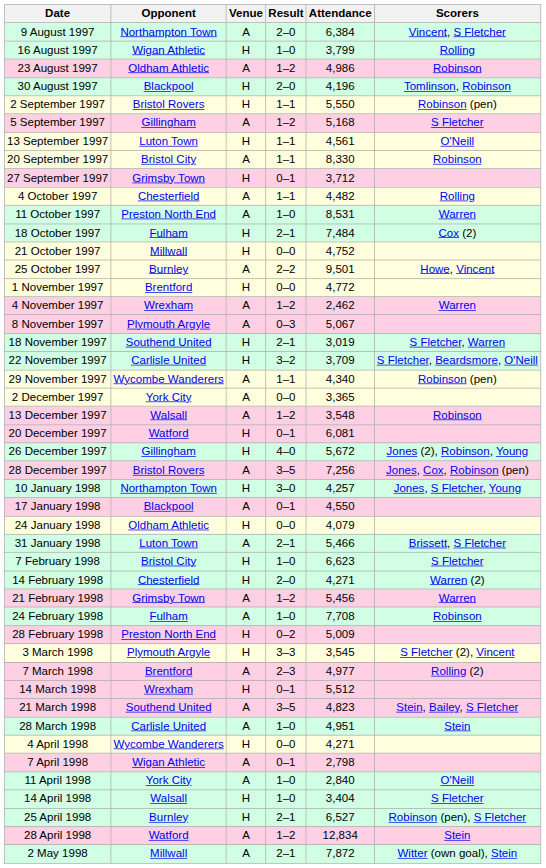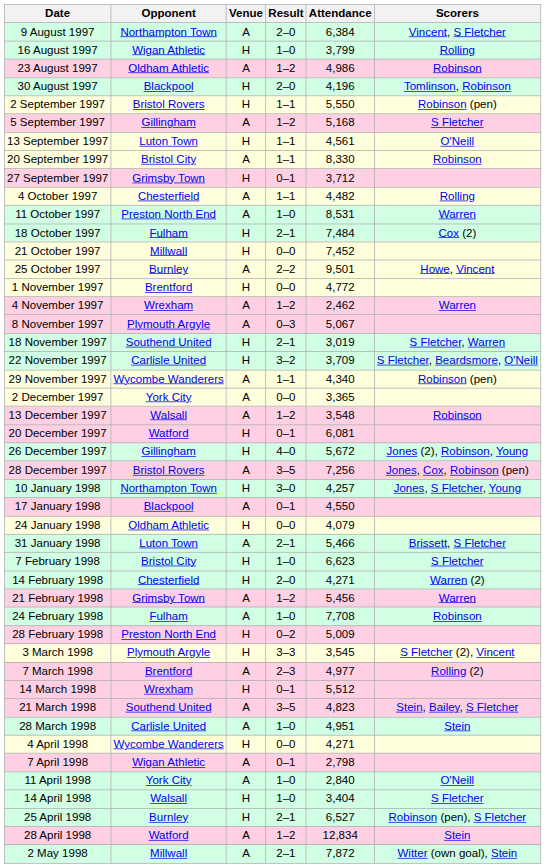(340, 251) 4,752 -> (340, 251) 7,452
